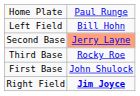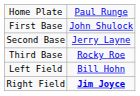rows swapped: (36, 69) <-> (36, 26)
(101, 40) lightsalmon background -> (101, 40) no background
